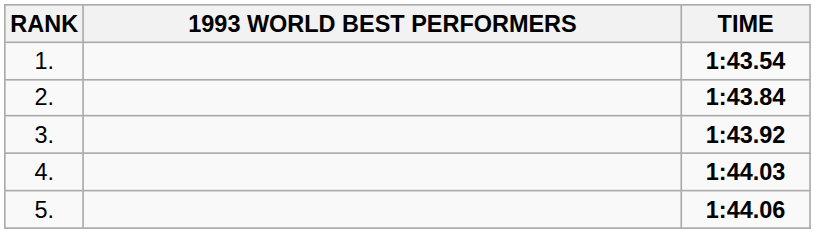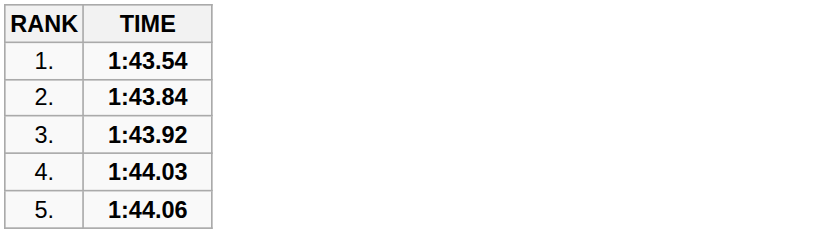- column: (382, 24)
